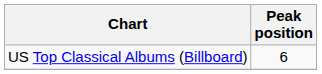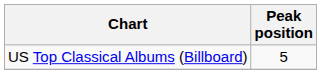(284, 57) 6 -> (284, 57) 5
